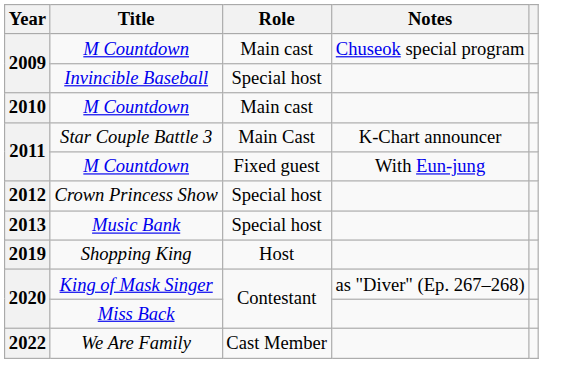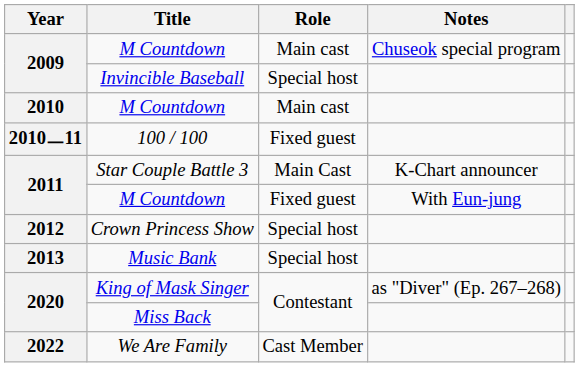+ row: (45, 138)
- row: (27, 254)
